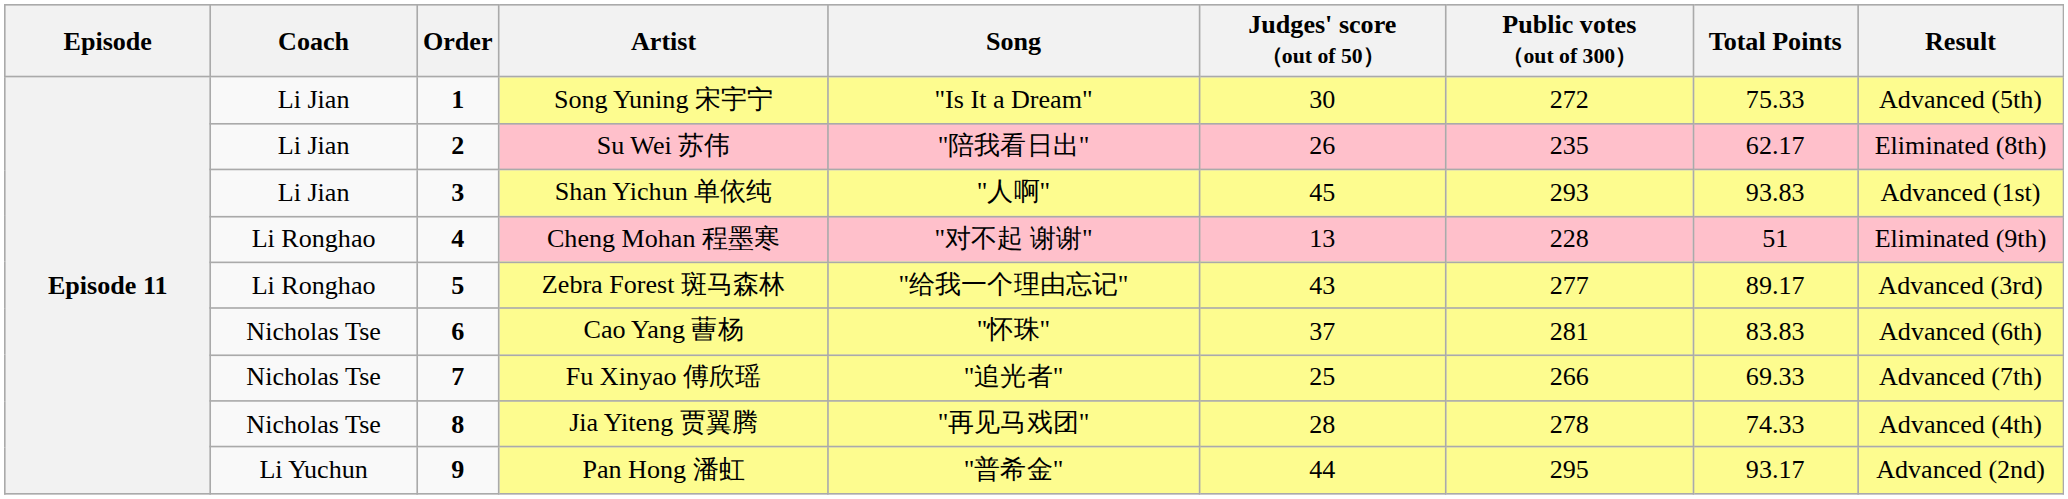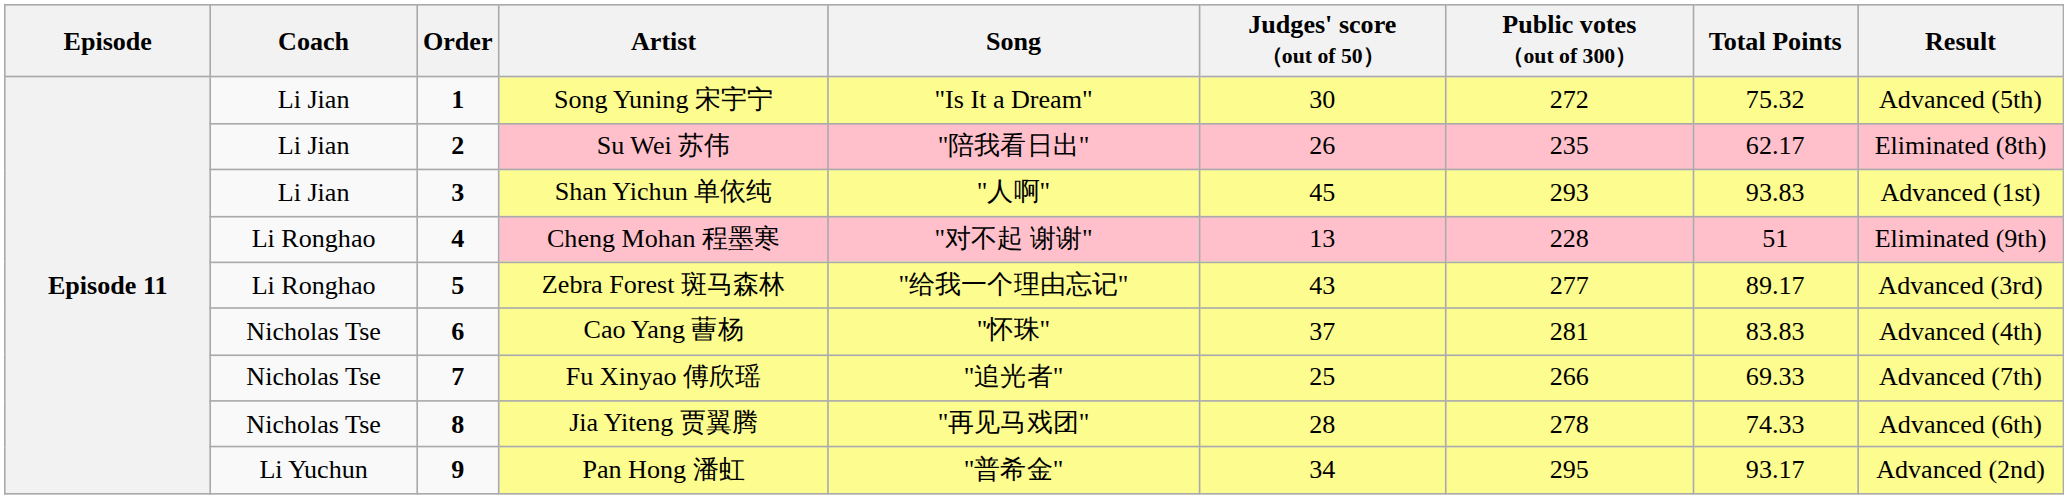(1775, 99) 75.33 -> (1775, 99) 75.32
(1961, 331) Advanced (6th) -> (1961, 331) Advanced (4th)
(1961, 423) Advanced (4th) -> (1961, 423) Advanced (6th)
(1322, 469) 44 -> (1322, 469) 34
